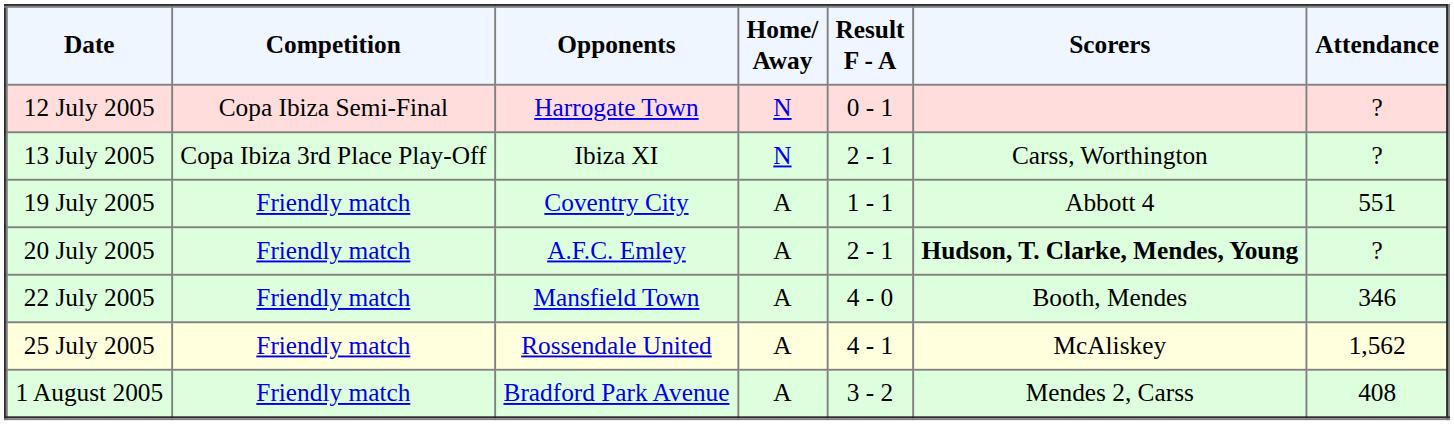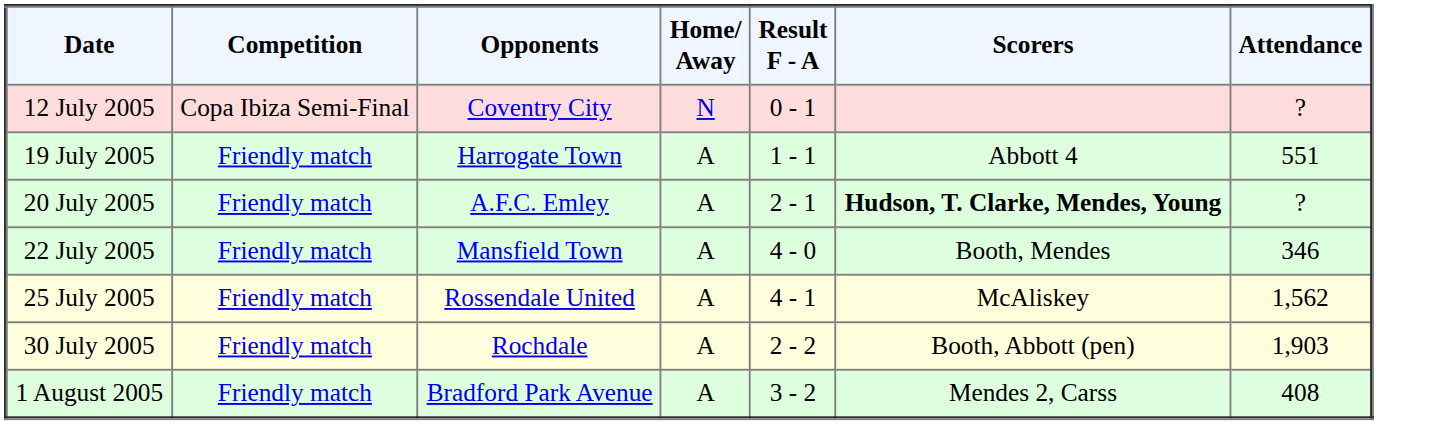(616, 108) Harrogate Town -> (540, 108) Coventry City
- row: (89, 155)
(616, 203) Coventry City -> (540, 155) Harrogate Town
+ row: (89, 345)
